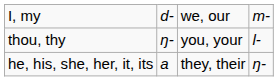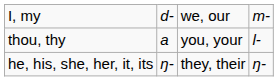(167, 40) ŋ- -> (165, 40) a
(165, 64) a -> (167, 64) ŋ-
